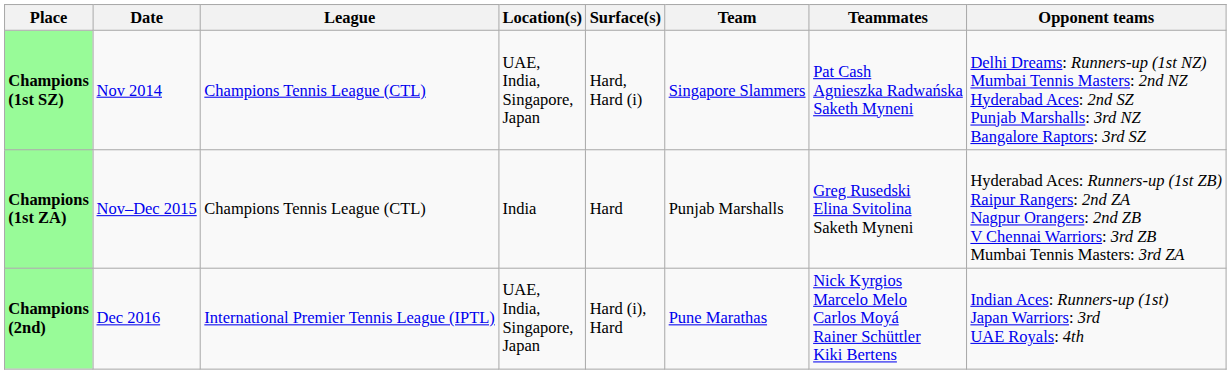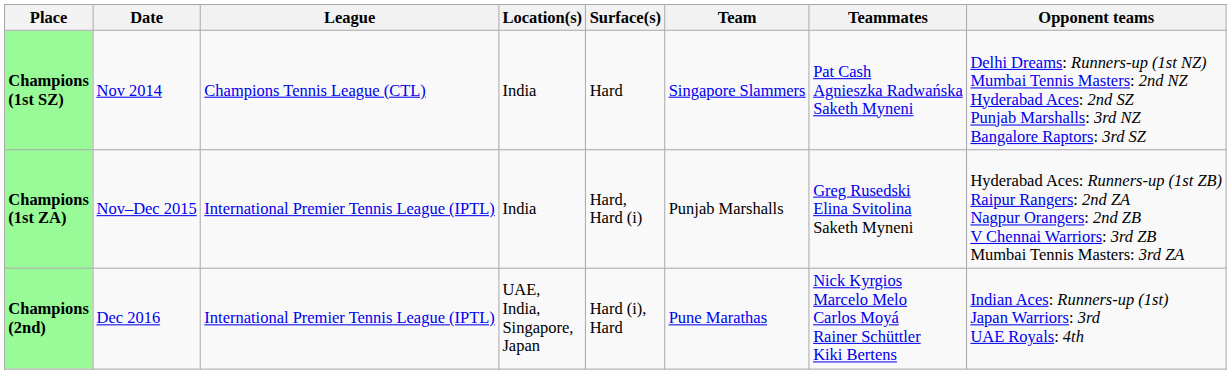(538, 90) UAE, India, Singapore, Japan -> (519, 90) India
(616, 90) Hard, Hard (i) -> (606, 90) Hard
(315, 208) Champions Tennis League (CTL) -> (350, 208) International Premier Tennis League (IPTL)
(606, 208) Hard -> (616, 208) Hard, Hard (i)
